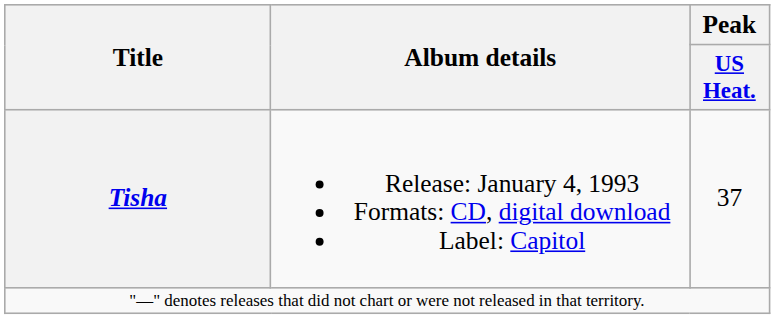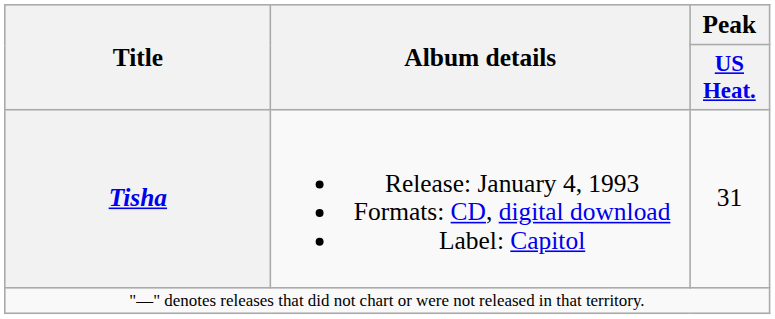(729, 198) 37 -> (729, 198) 31
